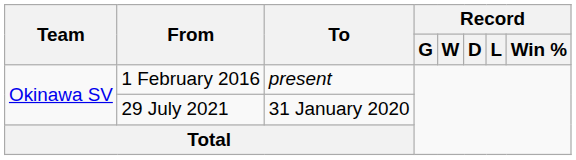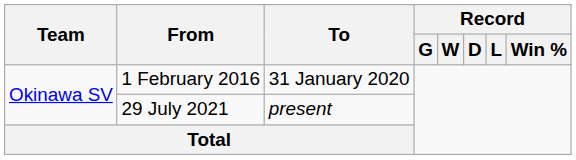(300, 79) present -> (339, 79) 31 January 2020
(339, 109) 31 January 2020 -> (300, 109) present
